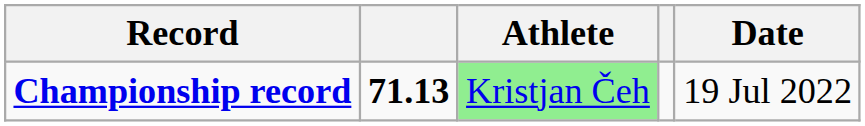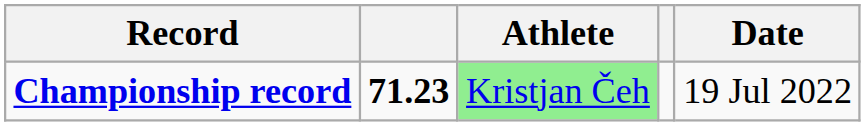(409, 90) 71.13 -> (409, 90) 71.23
